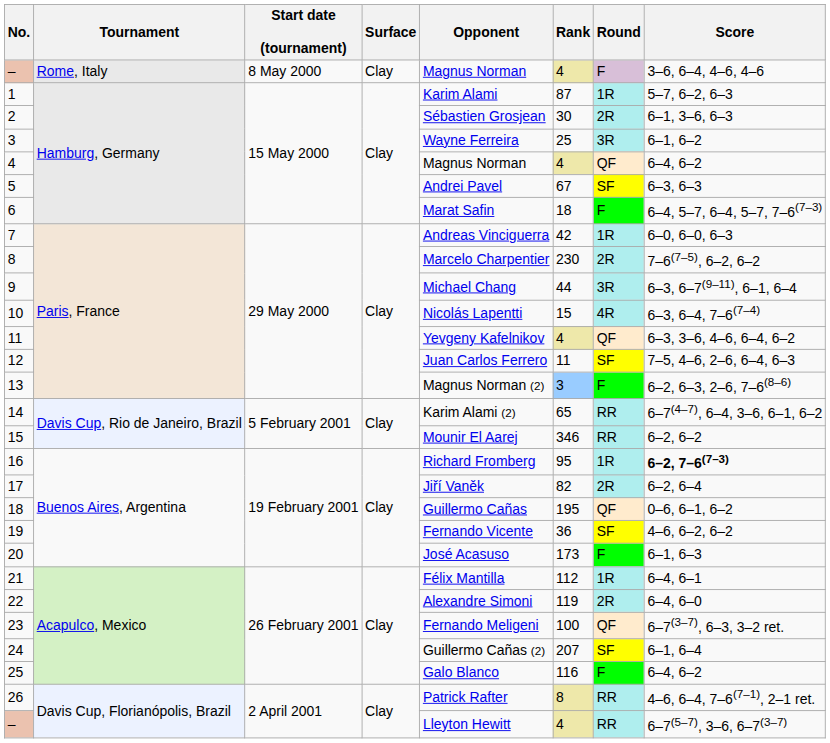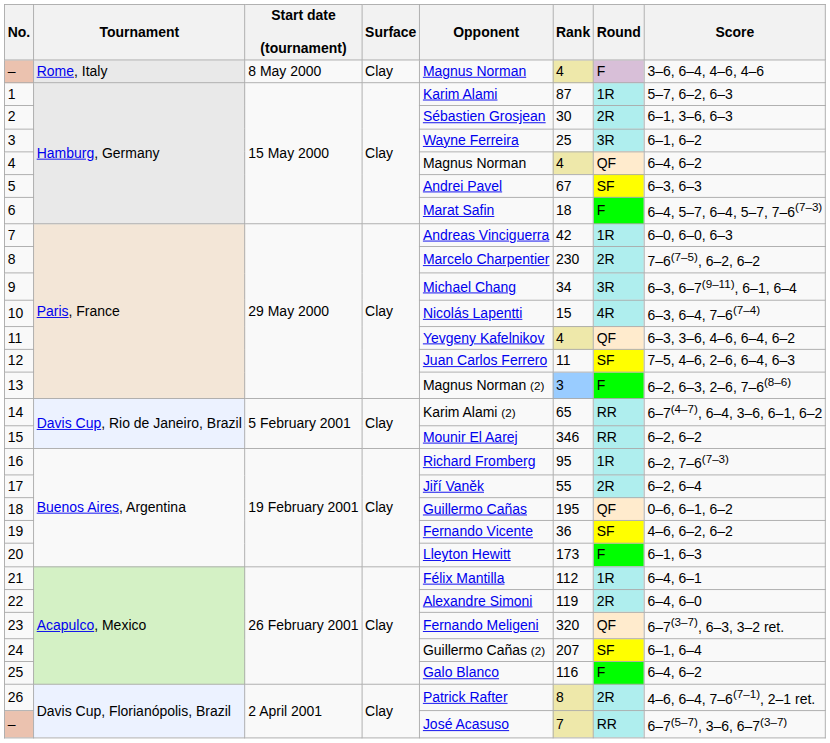(564, 287) 44 -> (564, 287) 34
(688, 462) bold -> (688, 462) normal
(564, 486) 82 -> (564, 486) 55
(466, 555) José Acasuso -> (467, 555) Lleyton Hewitt
(568, 625) 100 -> (568, 625) 320
(607, 698) RR -> (606, 698) 2R
(467, 724) Lleyton Hewitt -> (466, 724) José Acasuso
(560, 724) 4 -> (560, 724) 7
